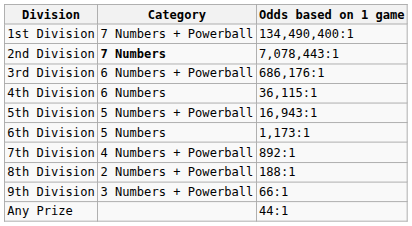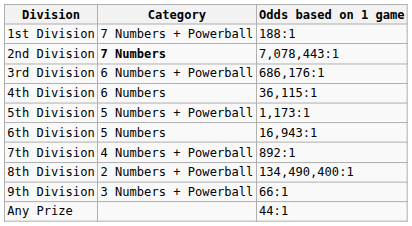(306, 34) 134,490,400:1 -> (277, 34) 188:1
(288, 113) 16,943:1 -> (285, 113) 1,173:1
(285, 133) 1,173:1 -> (288, 133) 16,943:1
(277, 172) 188:1 -> (306, 172) 134,490,400:1
